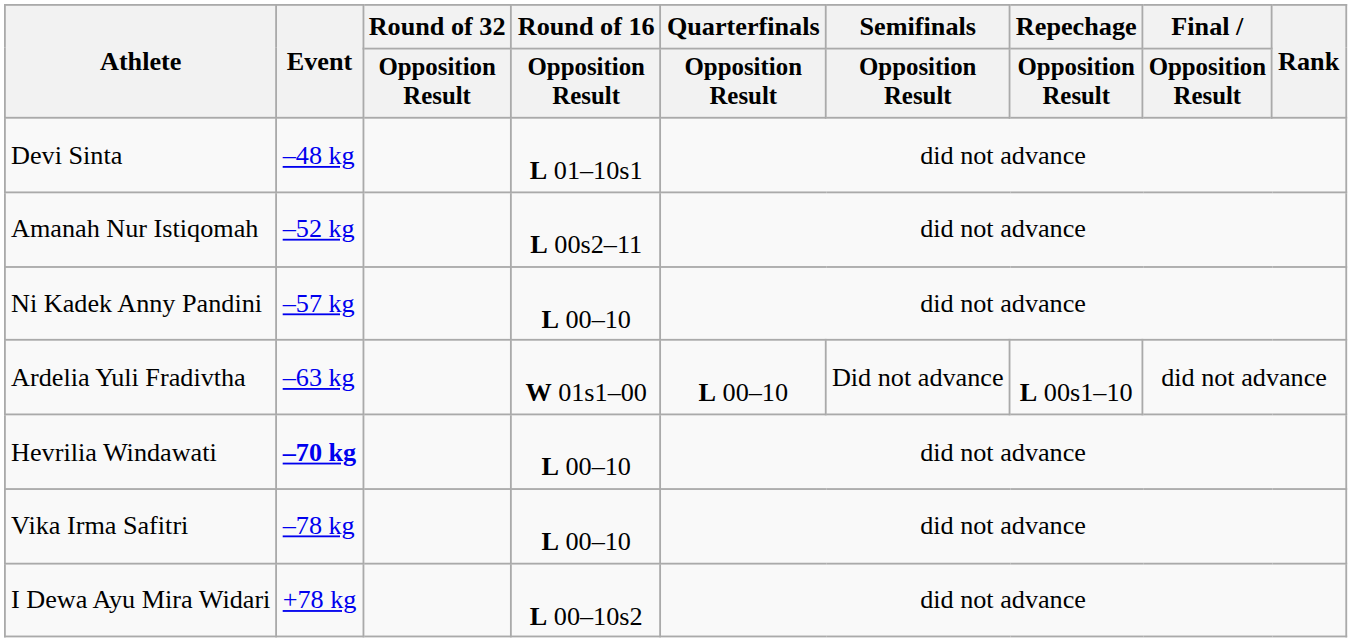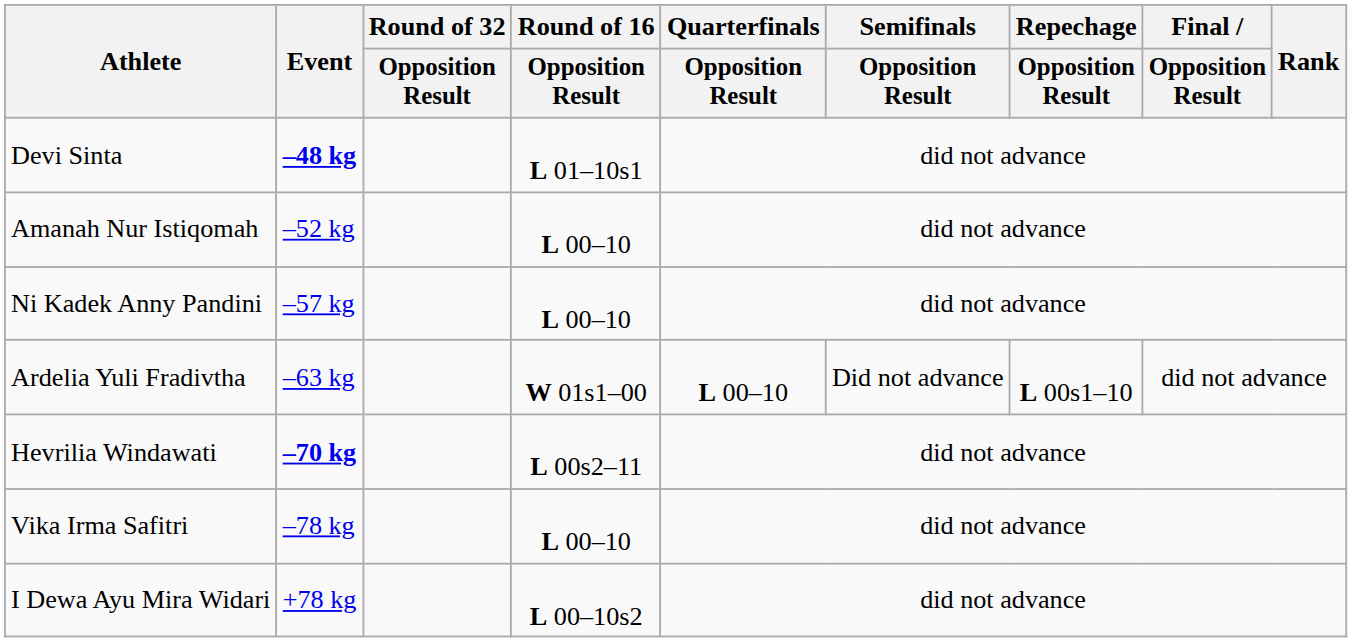(319, 155) normal -> (319, 155) bold
(586, 244) L 00s2–11 -> (586, 244) L 00–10
(586, 467) L 00–10 -> (586, 467) L 00s2–11
